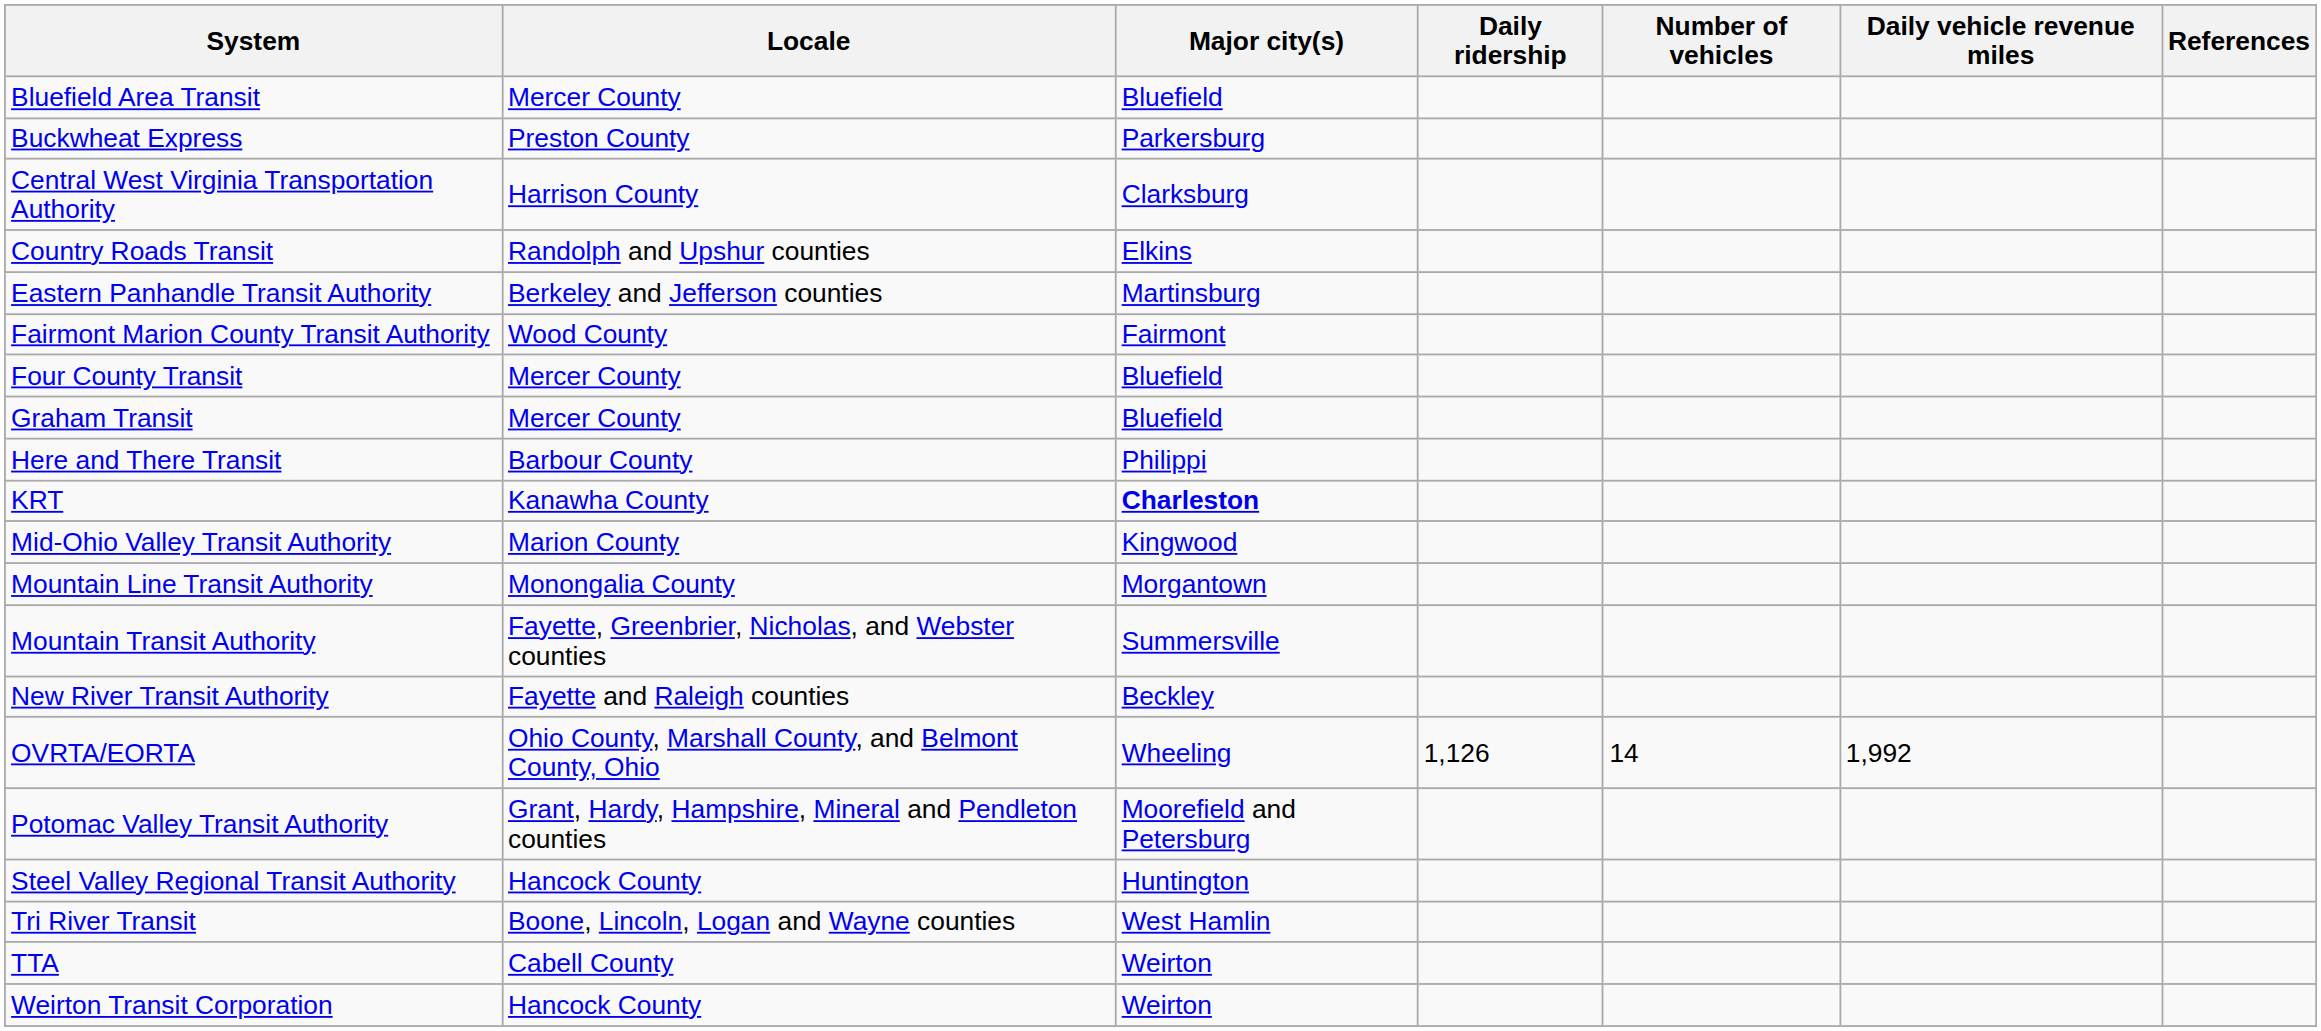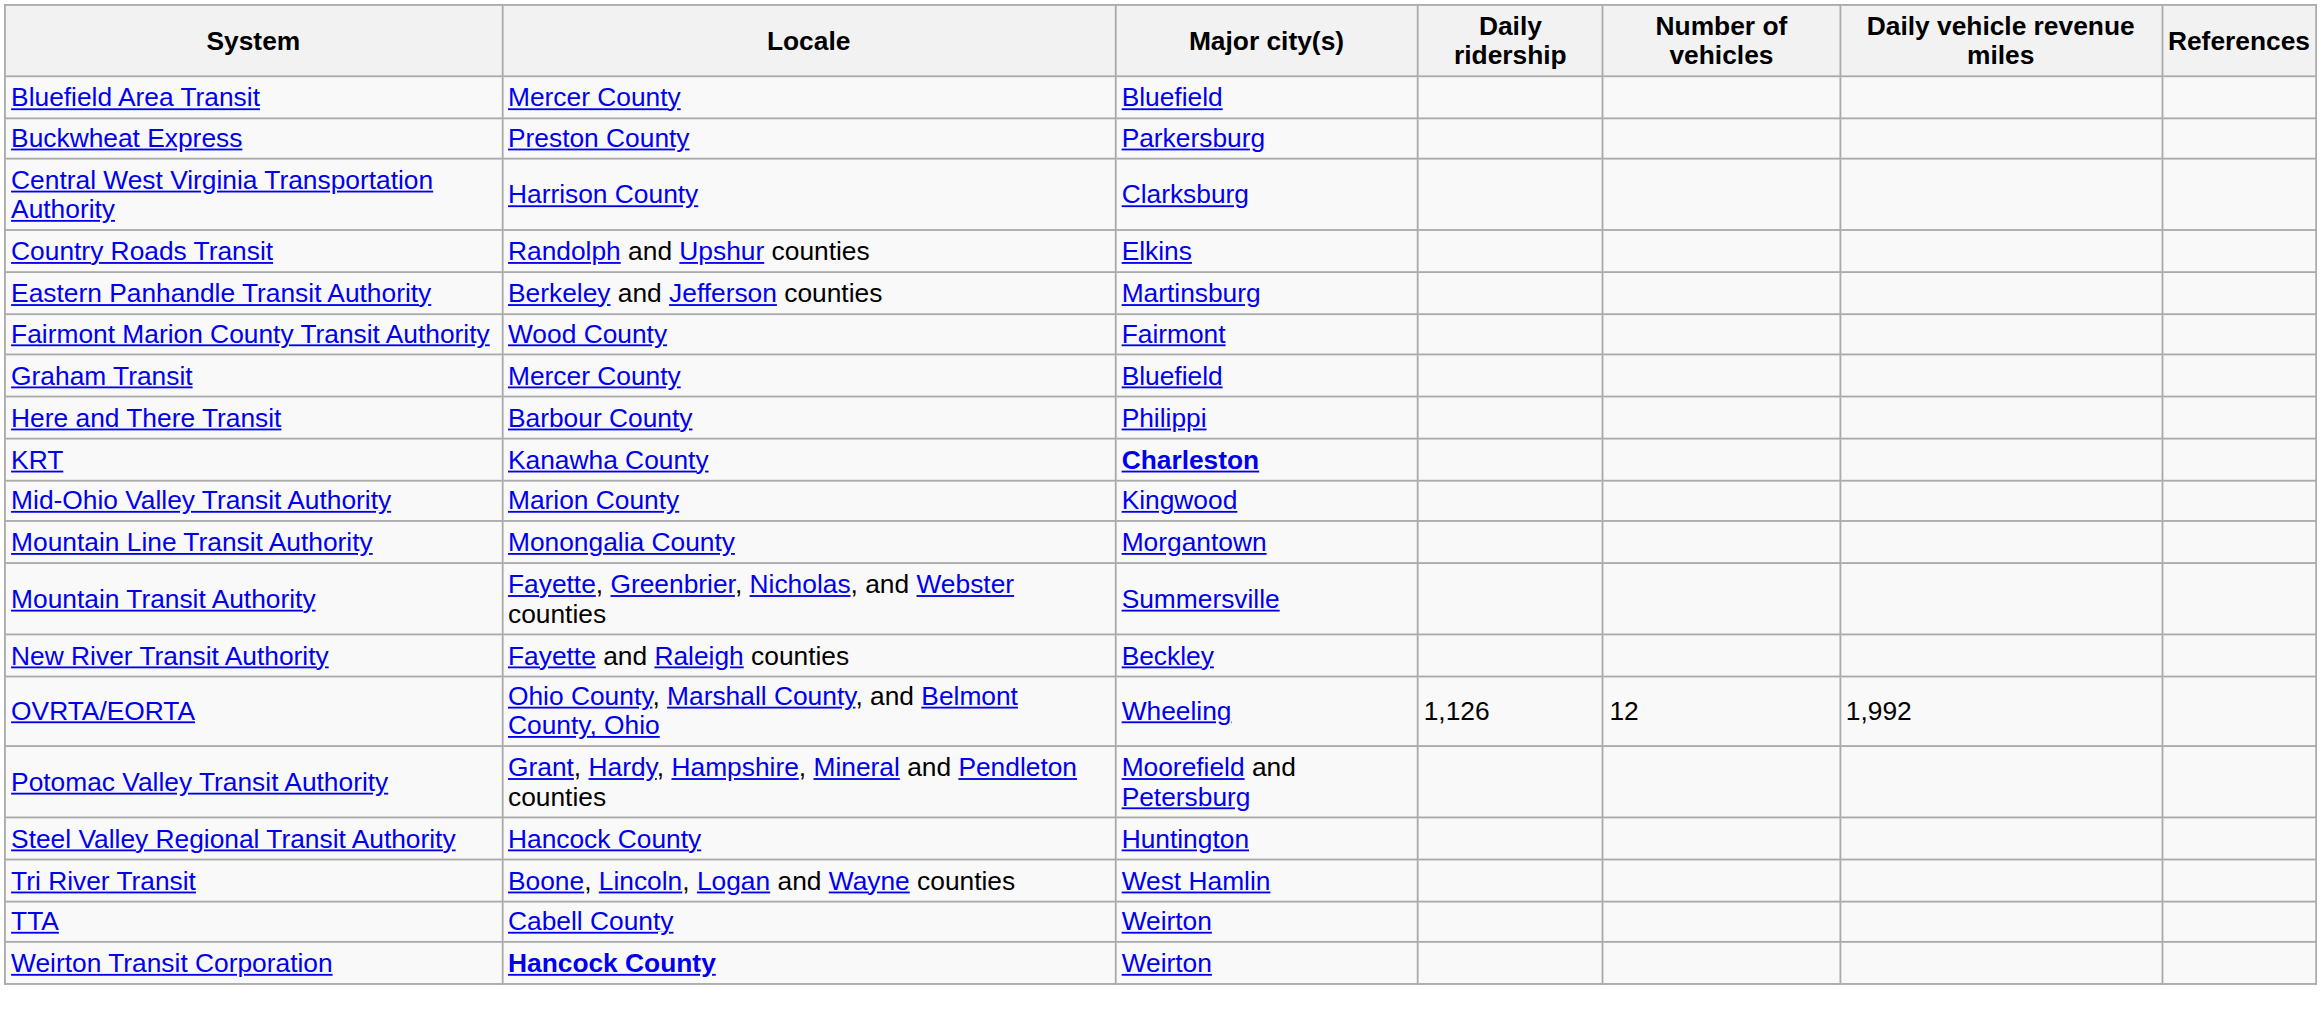- row: (127, 376)
(1624, 753) 14 -> (1624, 711) 12
(605, 1005) normal -> (612, 964) bold
